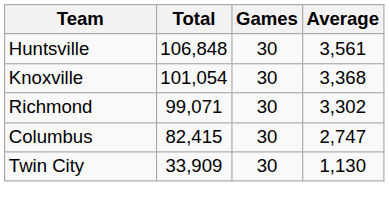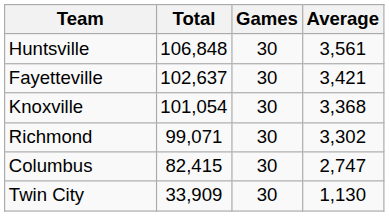+ row: (56, 78)
